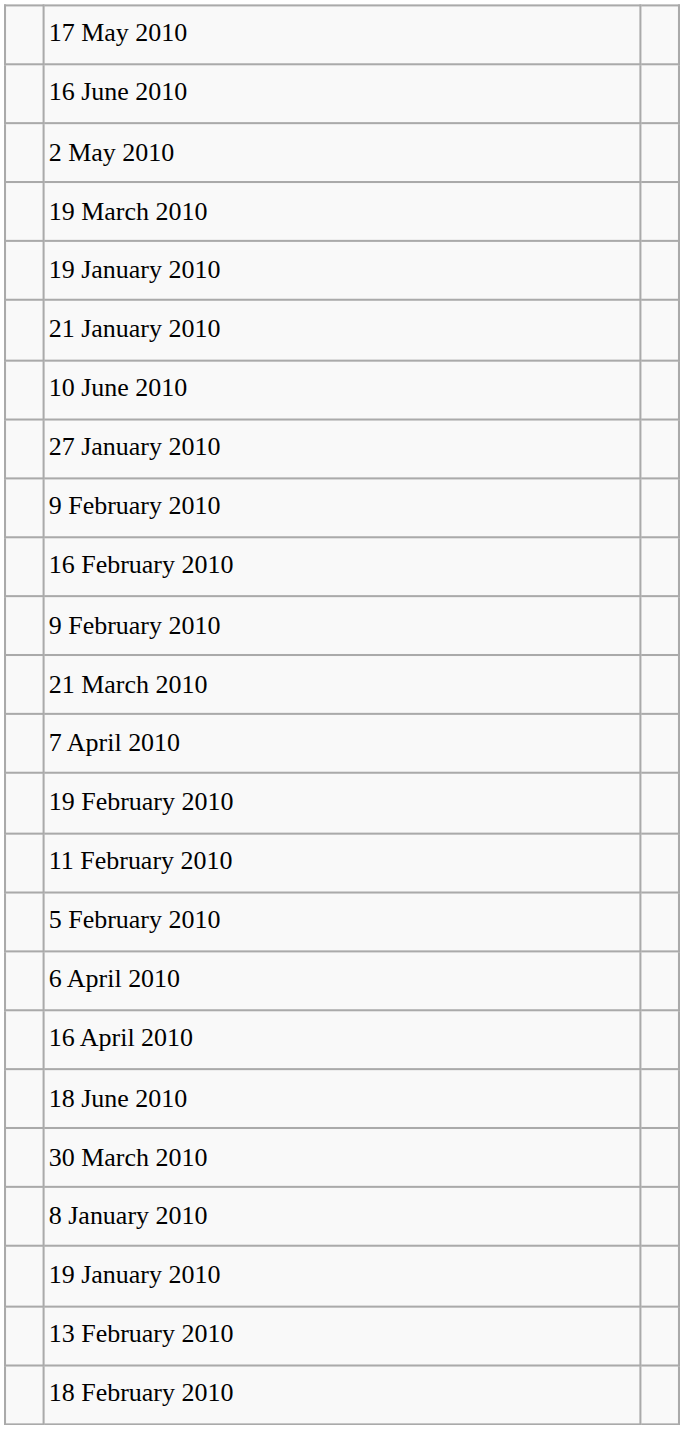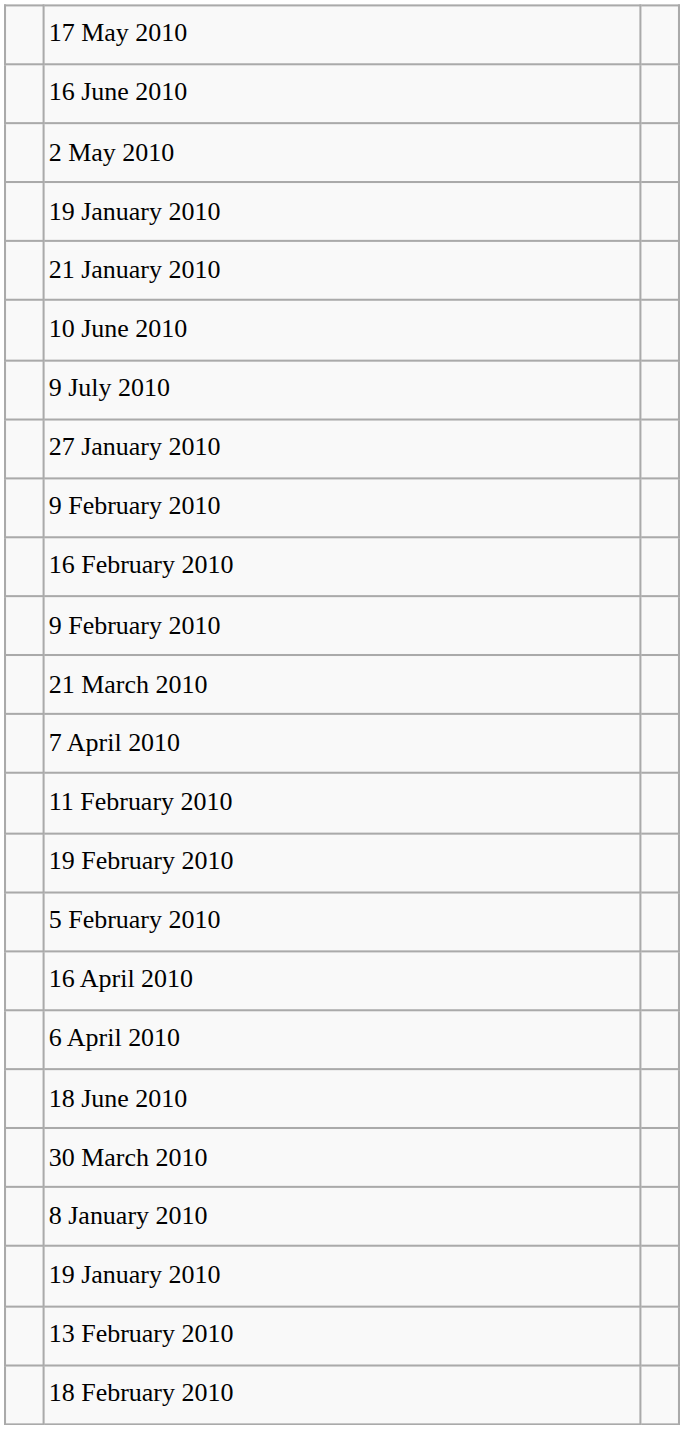- row: (24, 212)
+ row: (24, 389)
rows swapped: (24, 862) <-> (24, 803)
rows swapped: (24, 1040) <-> (24, 981)
